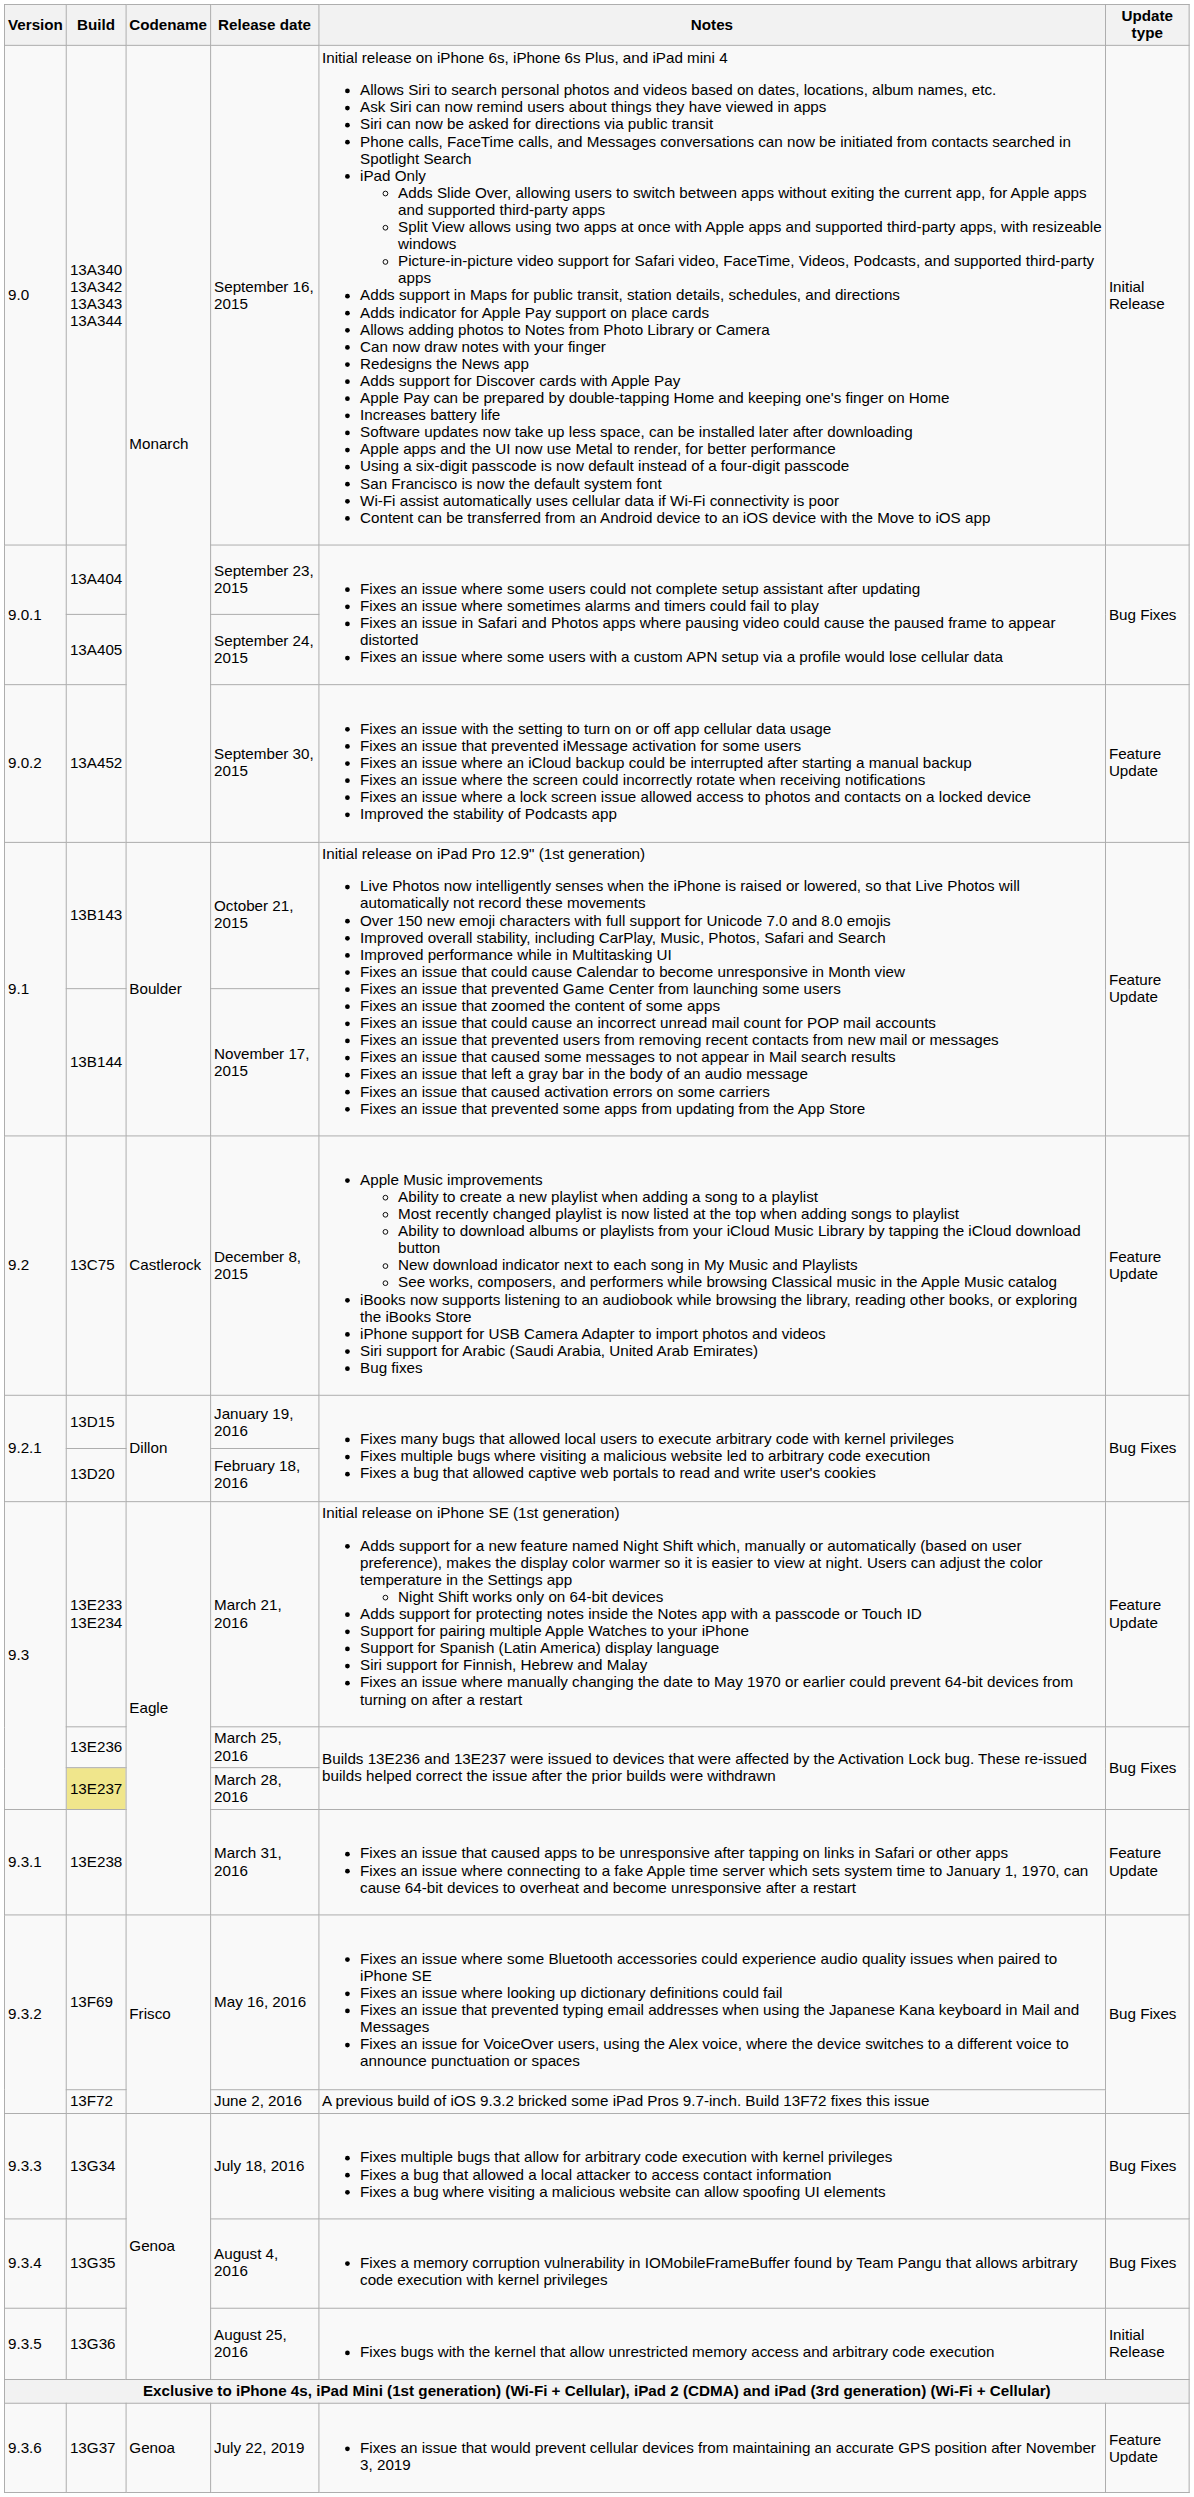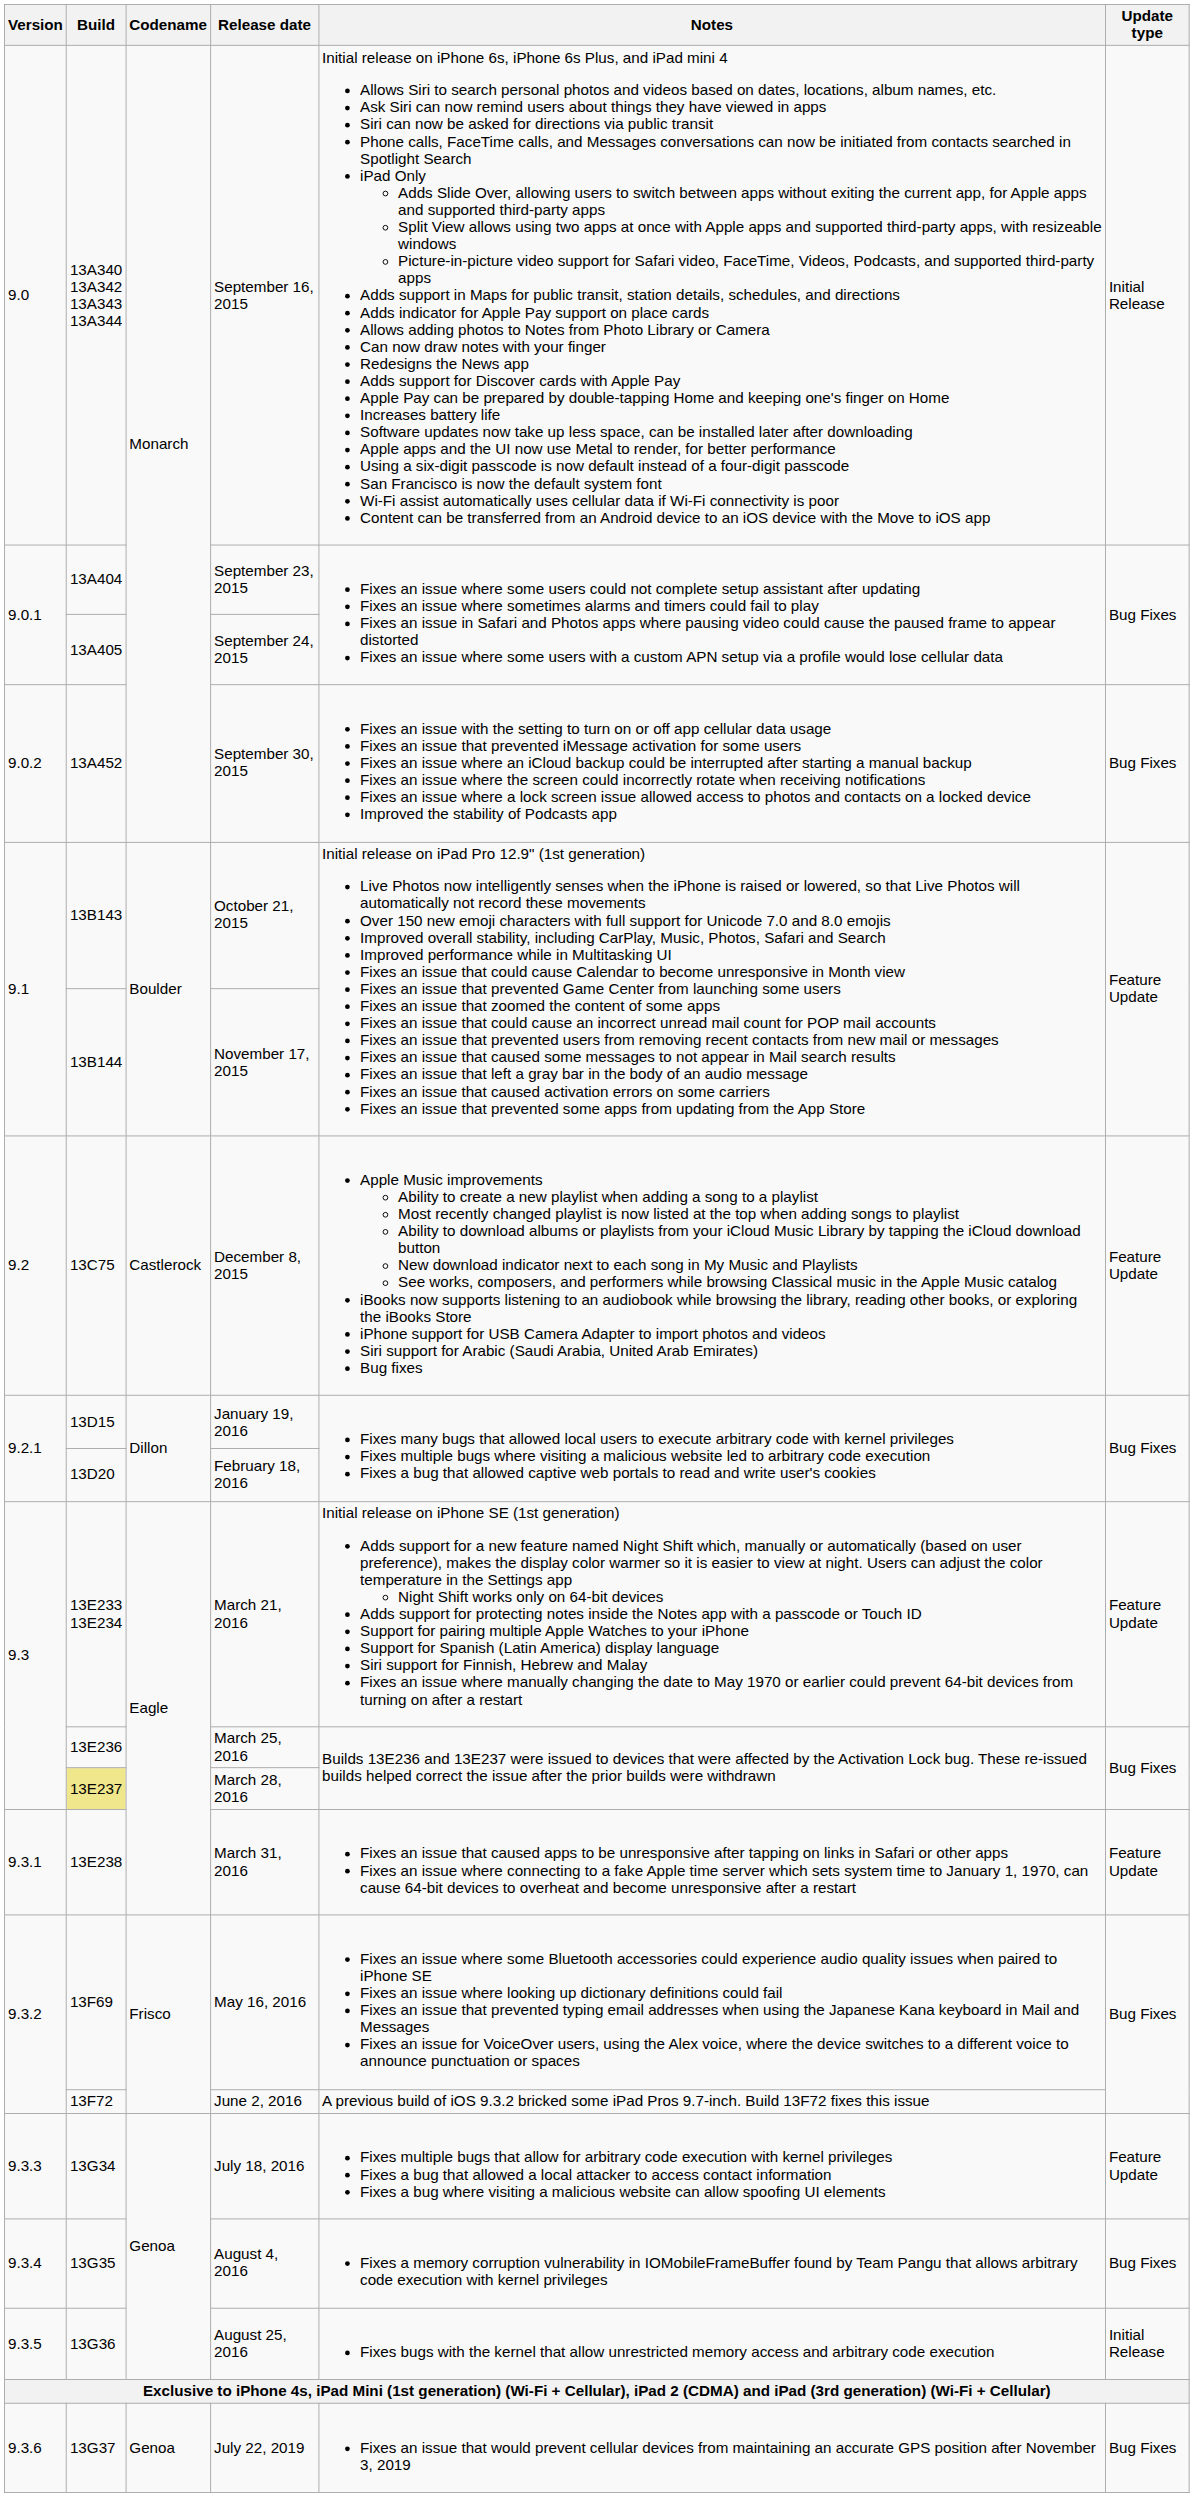(1135, 763) Feature Update -> (1143, 763) Bug Fixes
(1143, 2166) Bug Fixes -> (1135, 2166) Feature Update
(1135, 2447) Feature Update -> (1143, 2447) Bug Fixes
